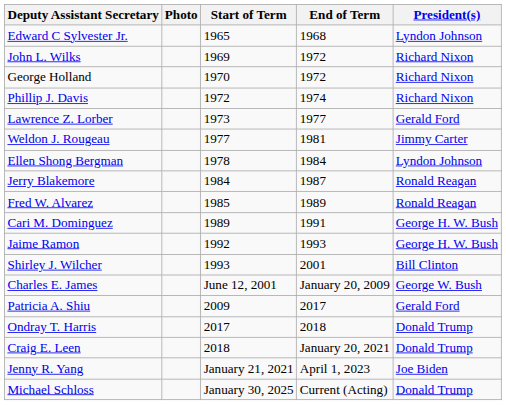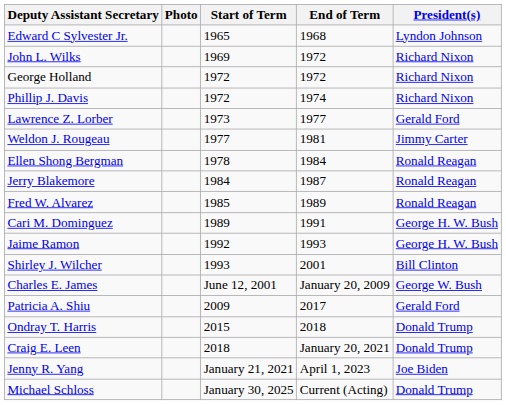(217, 77) 1970 -> (217, 77) 1972
(439, 160) Lyndon Johnson -> (436, 160) Ronald Reagan
(217, 327) 2017 -> (217, 327) 2015
